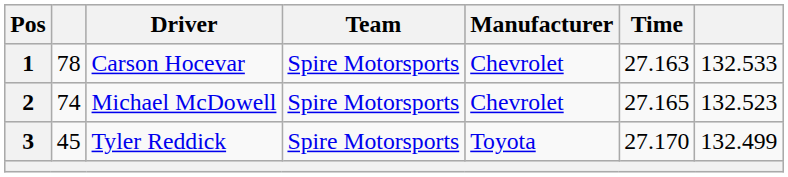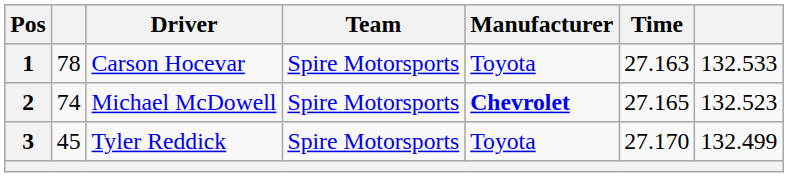(517, 63) Chevrolet -> (503, 63) Toyota
(517, 102) normal -> (520, 102) bold
